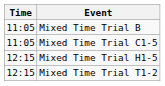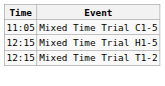- row: (90, 27)
